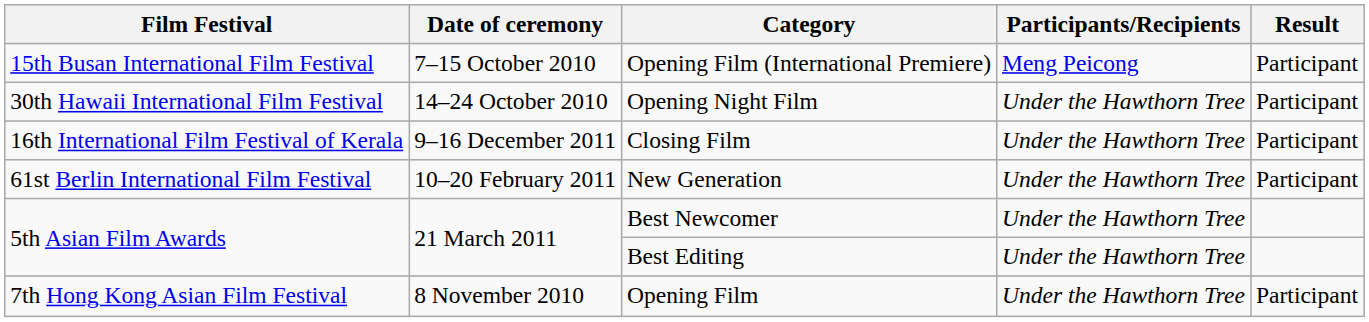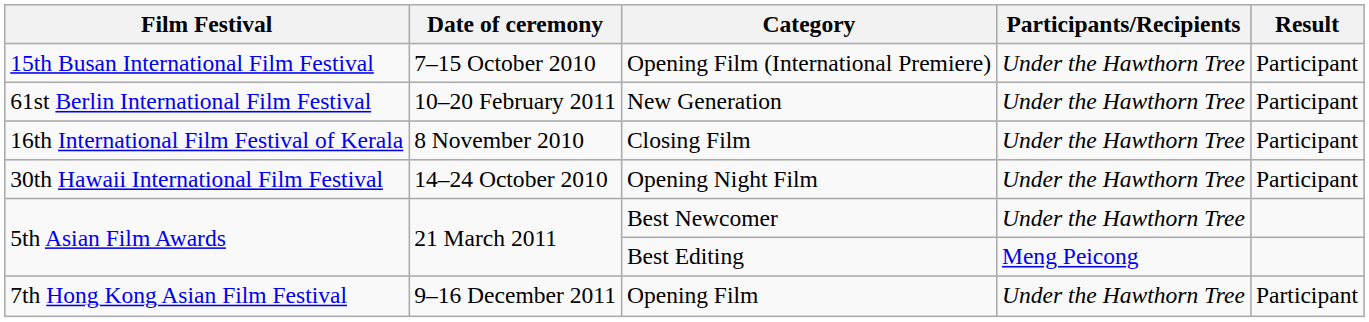(1070, 62) Meng Peicong -> (1123, 62) Under the Hawthorn Tree
rows swapped: (722, 101) <-> (704, 179)
(515, 140) 9–16 December 2011 -> (499, 140) 8 November 2010
(1123, 257) Under the Hawthorn Tree -> (1070, 257) Meng Peicong
(499, 296) 8 November 2010 -> (515, 296) 9–16 December 2011
